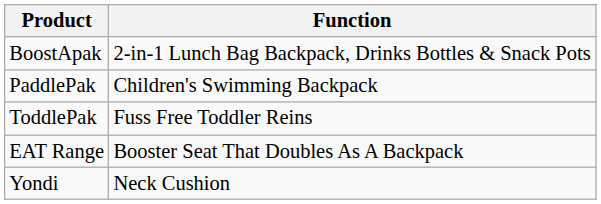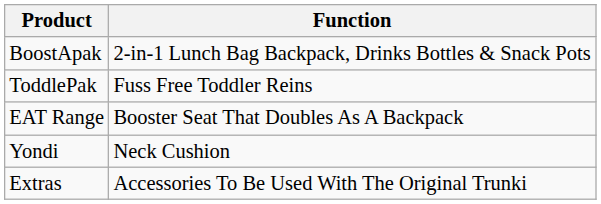- row: (53, 85)
+ row: (36, 183)
